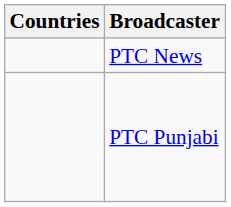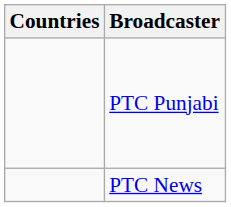rows swapped: (156, 55) <-> (164, 136)
